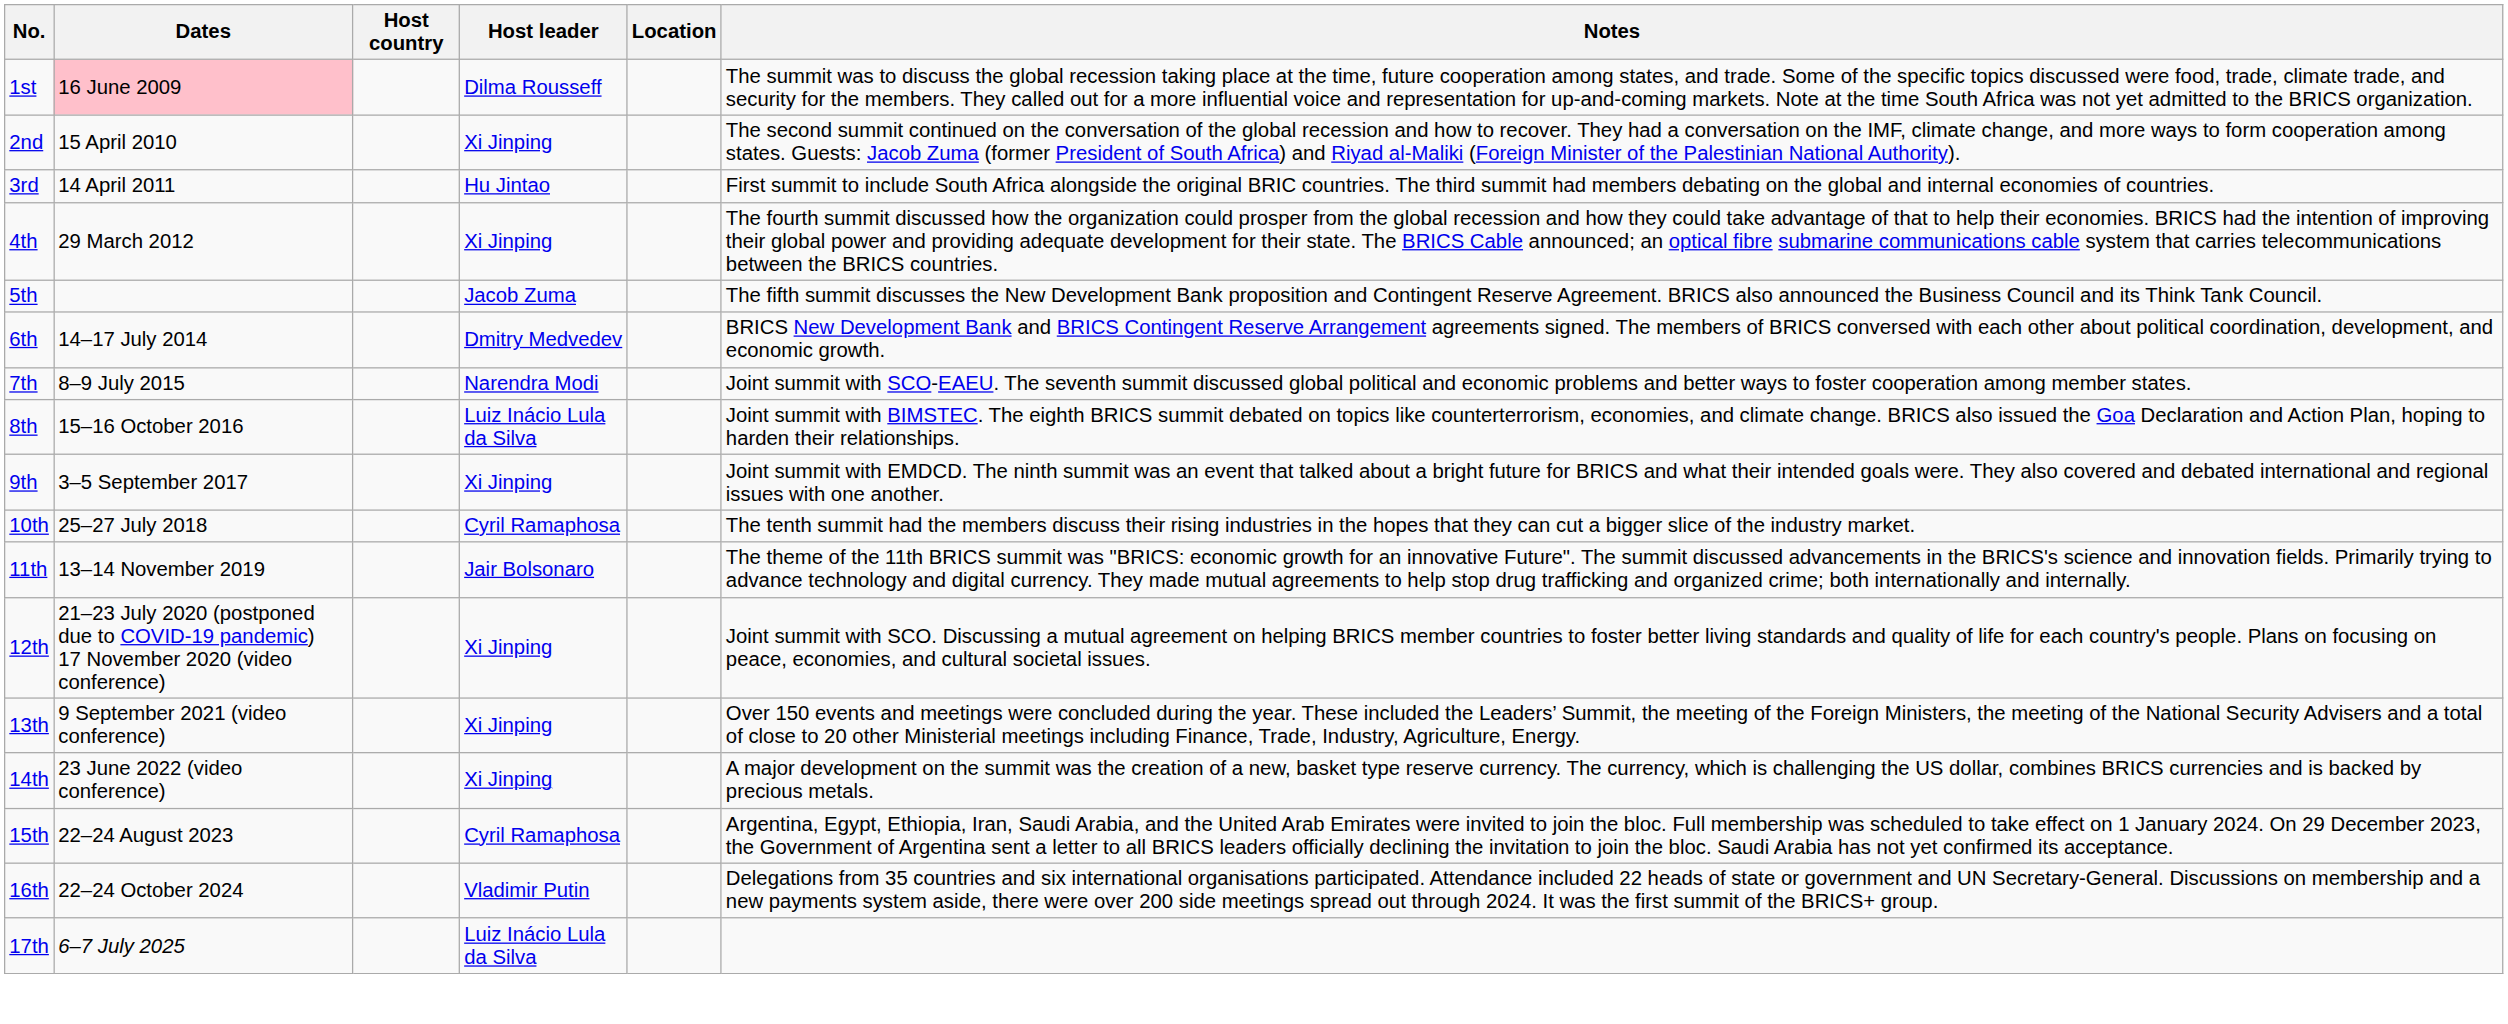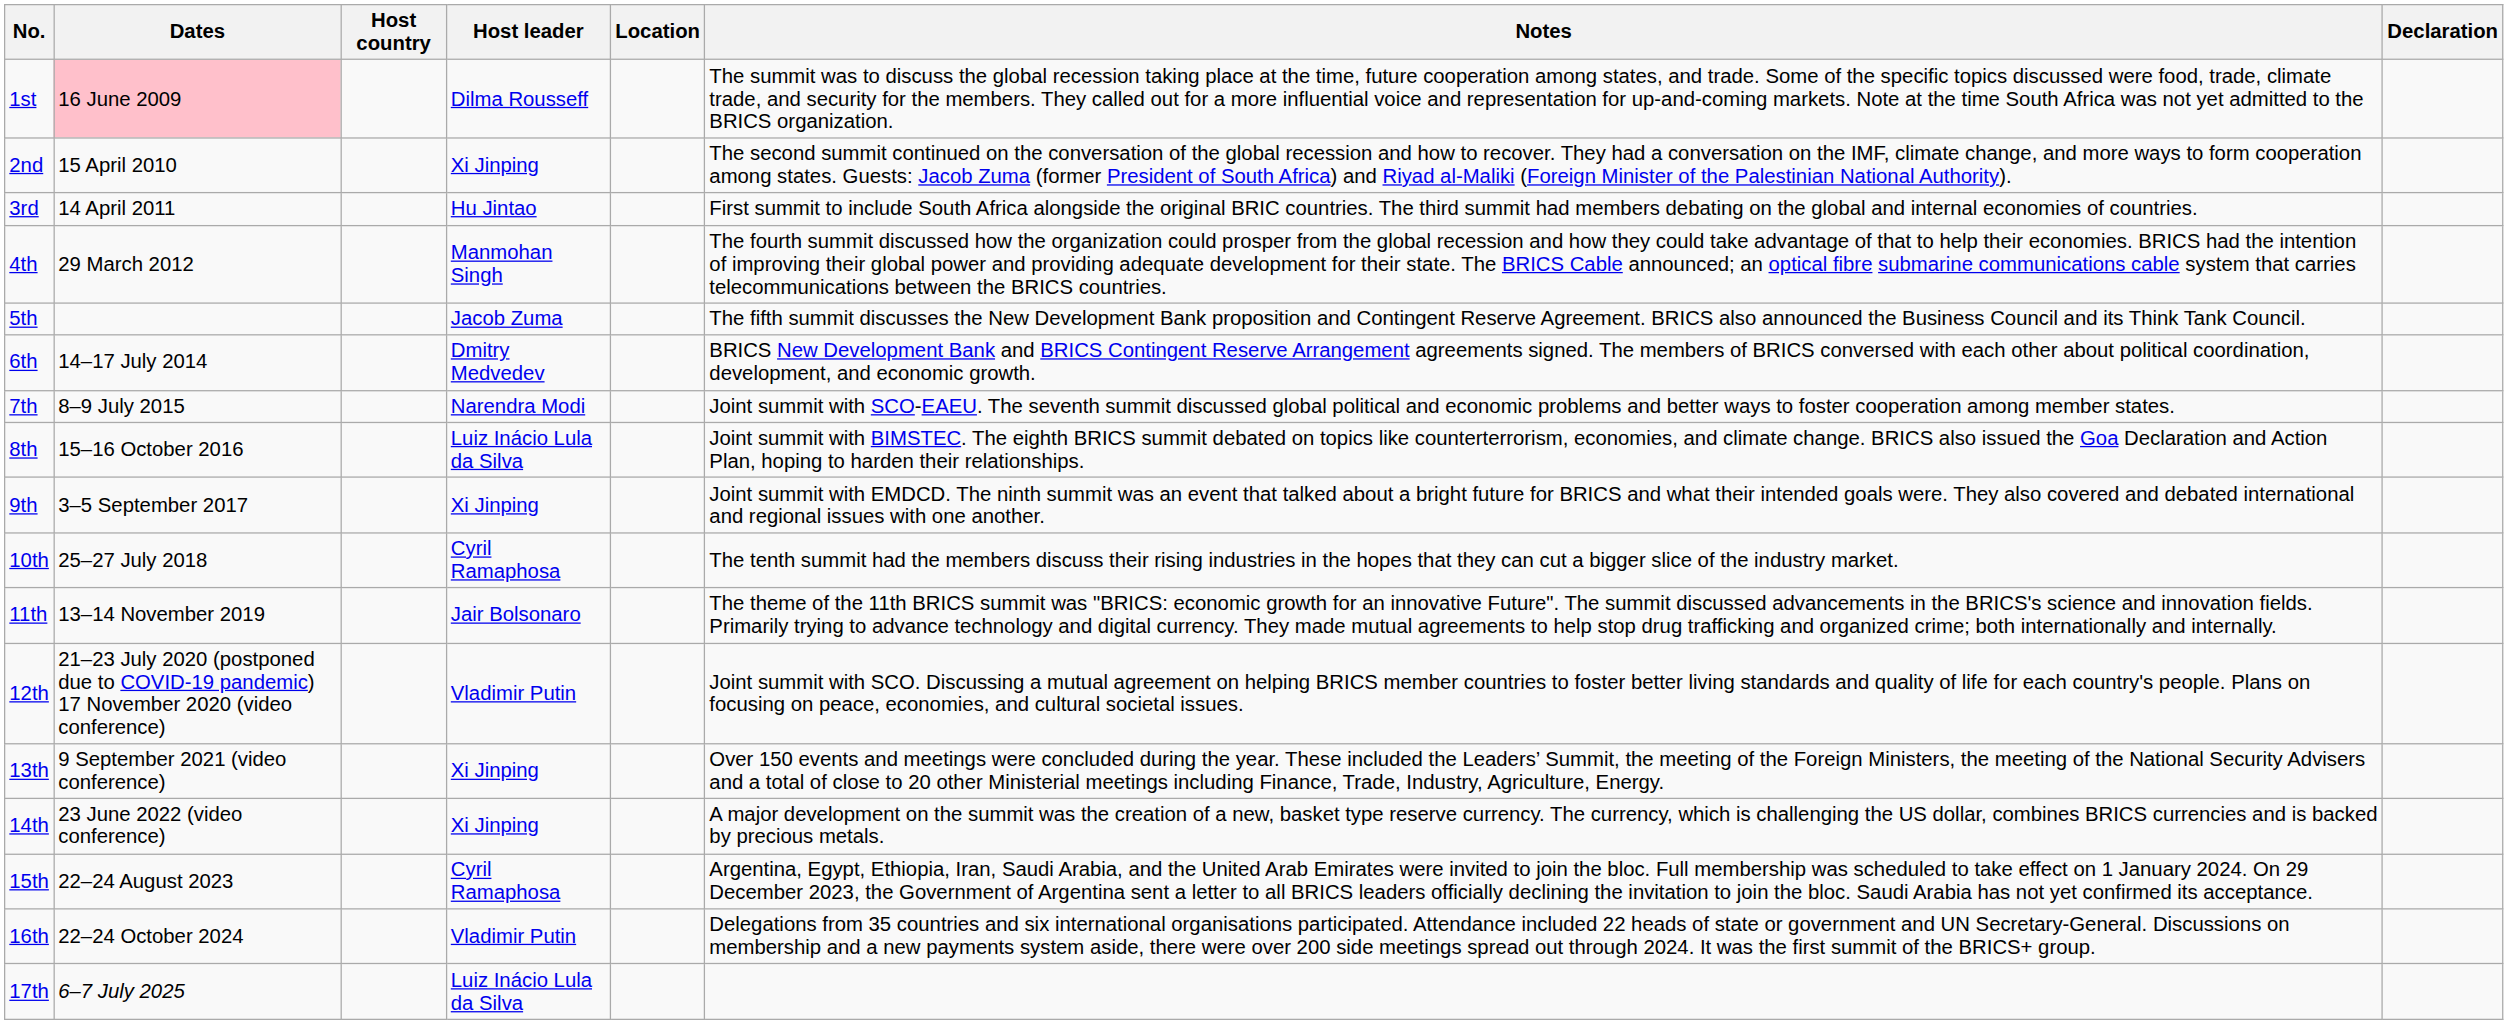+ column: (2443, 32)
(508, 240) Xi Jinping -> (502, 263) Manmohan Singh
(508, 647) Xi Jinping -> (513, 693) Vladimir Putin
